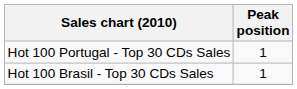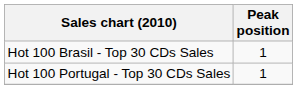rows swapped: (111, 73) <-> (119, 52)
